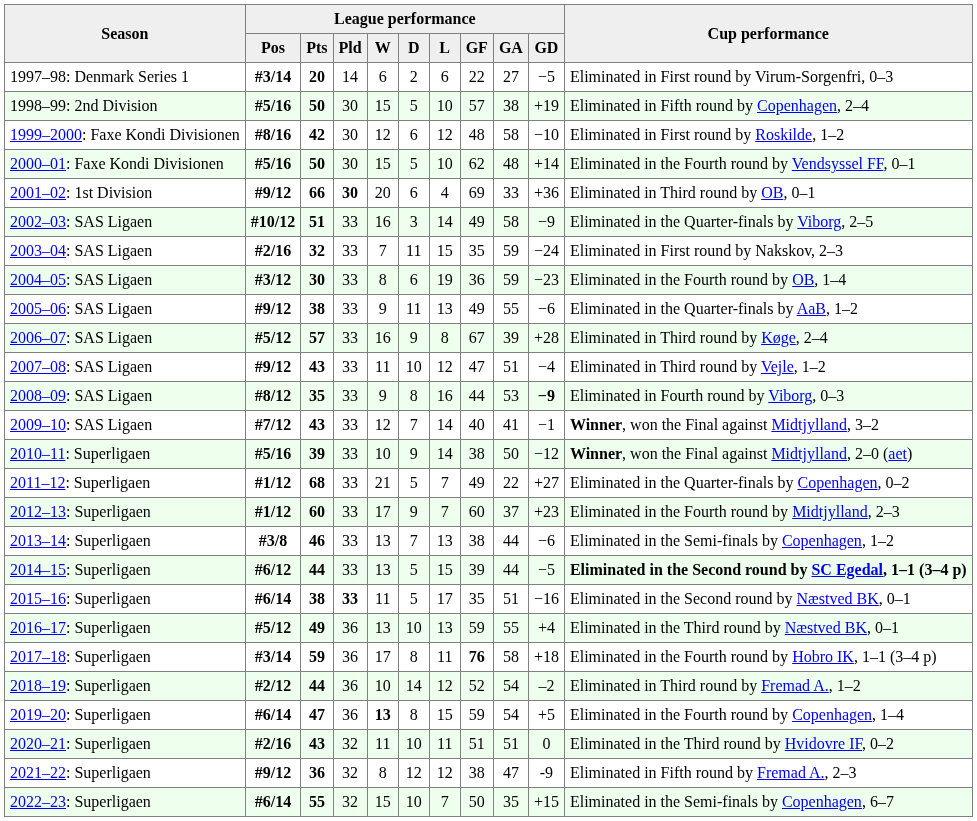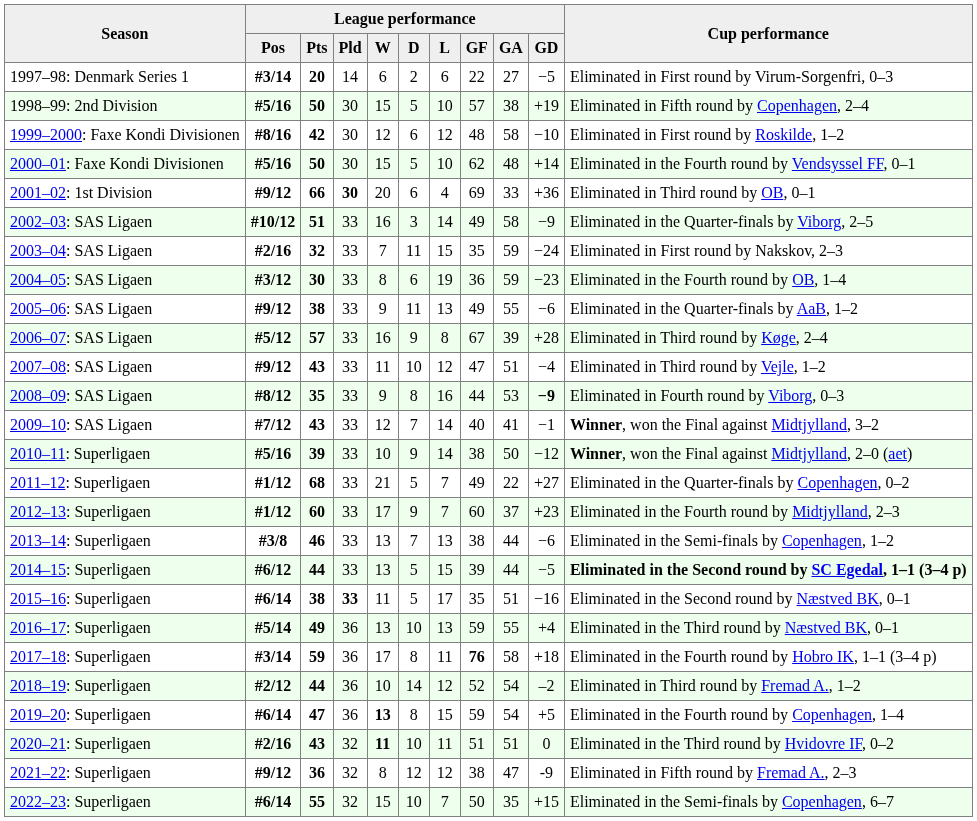(273, 628) #5/12 -> (273, 628) #5/14
(383, 744) normal -> (383, 744) bold
